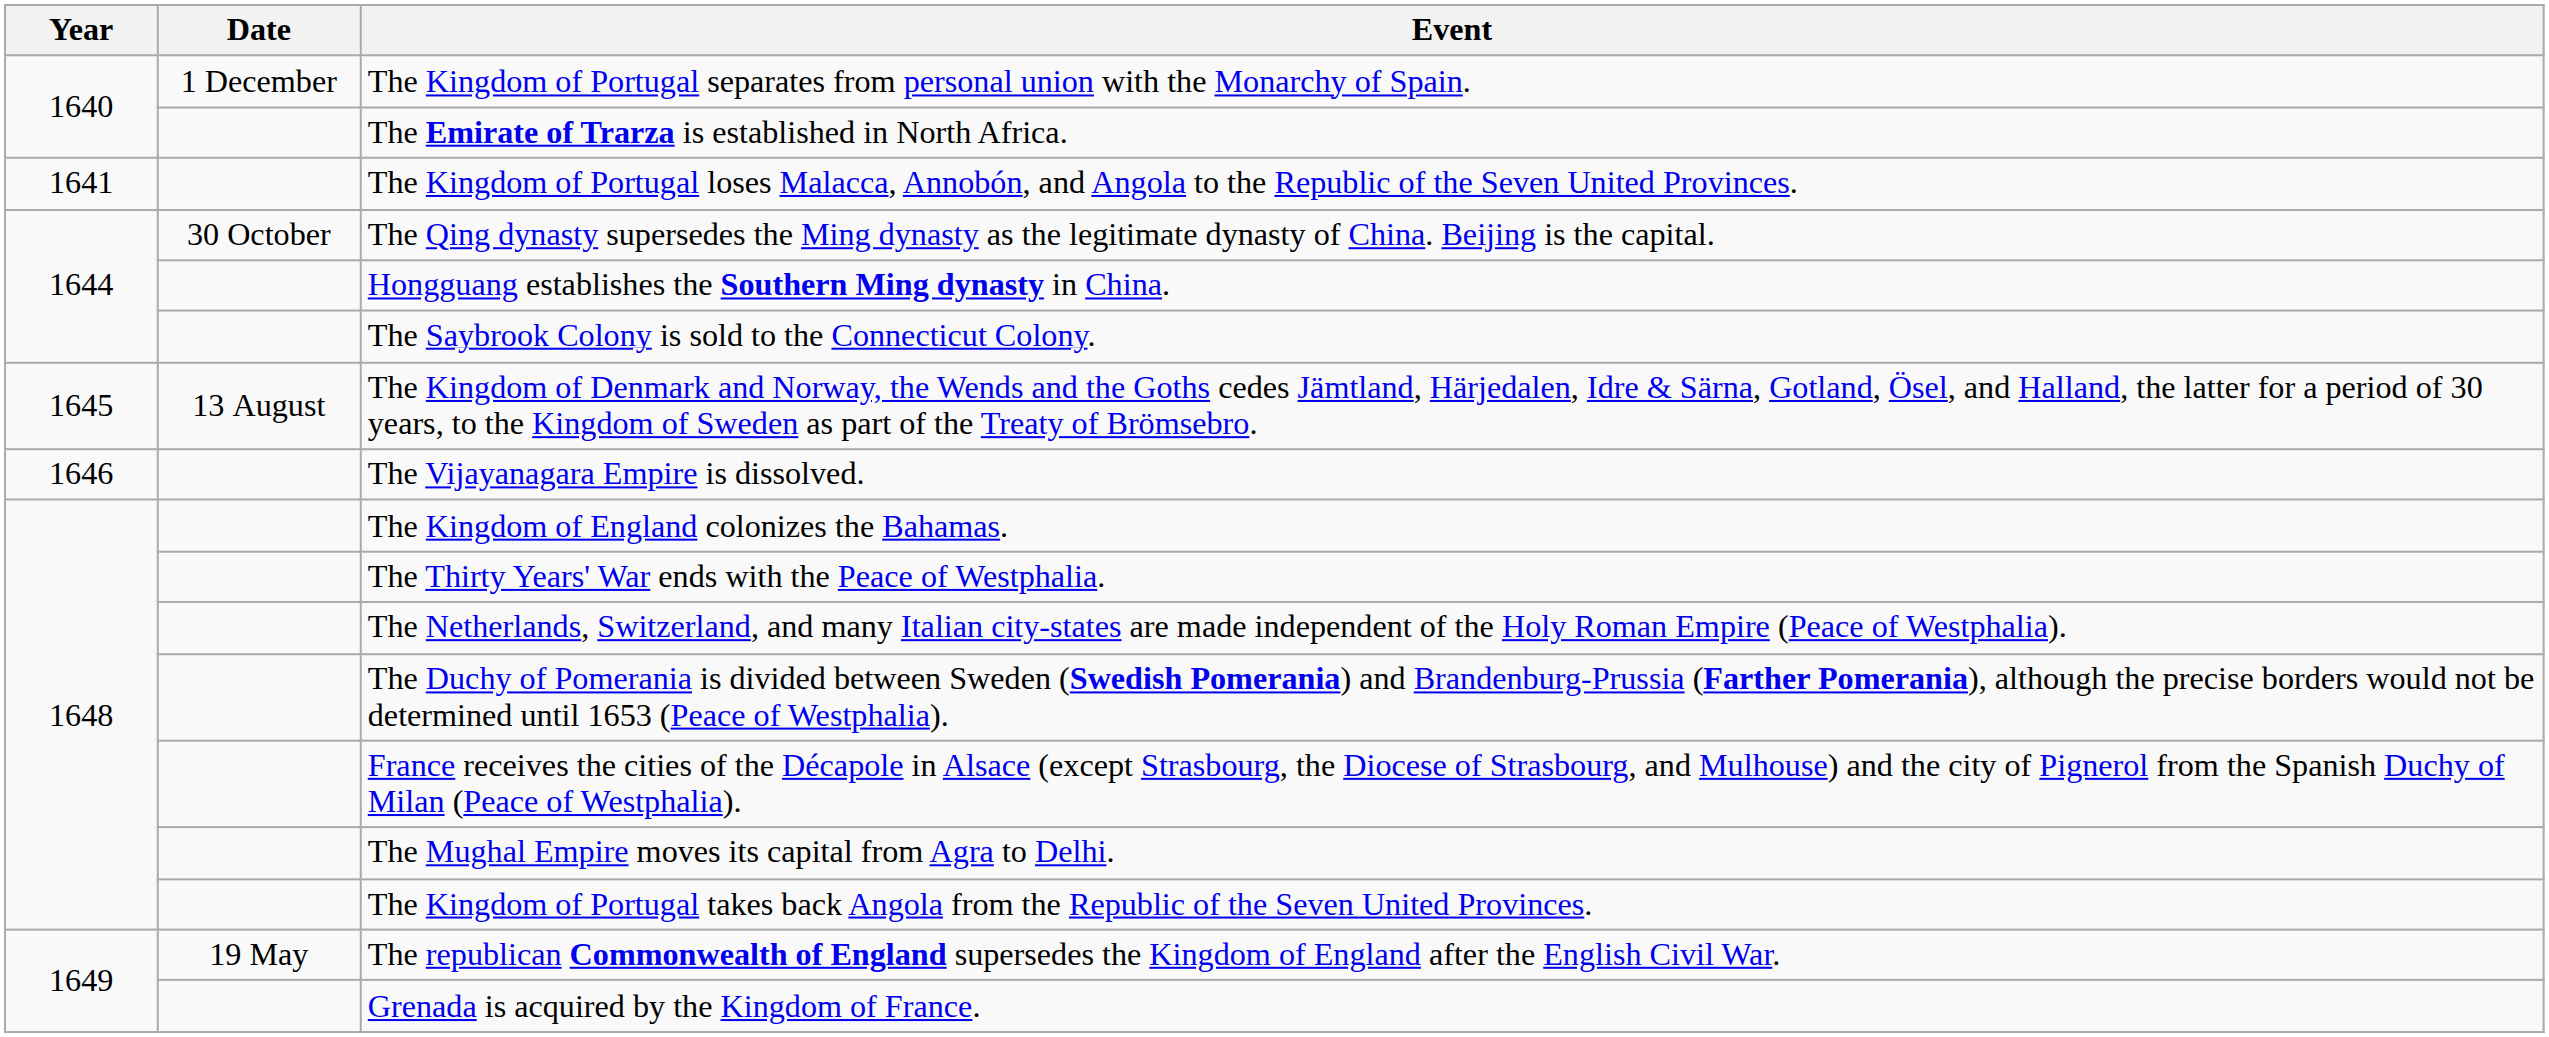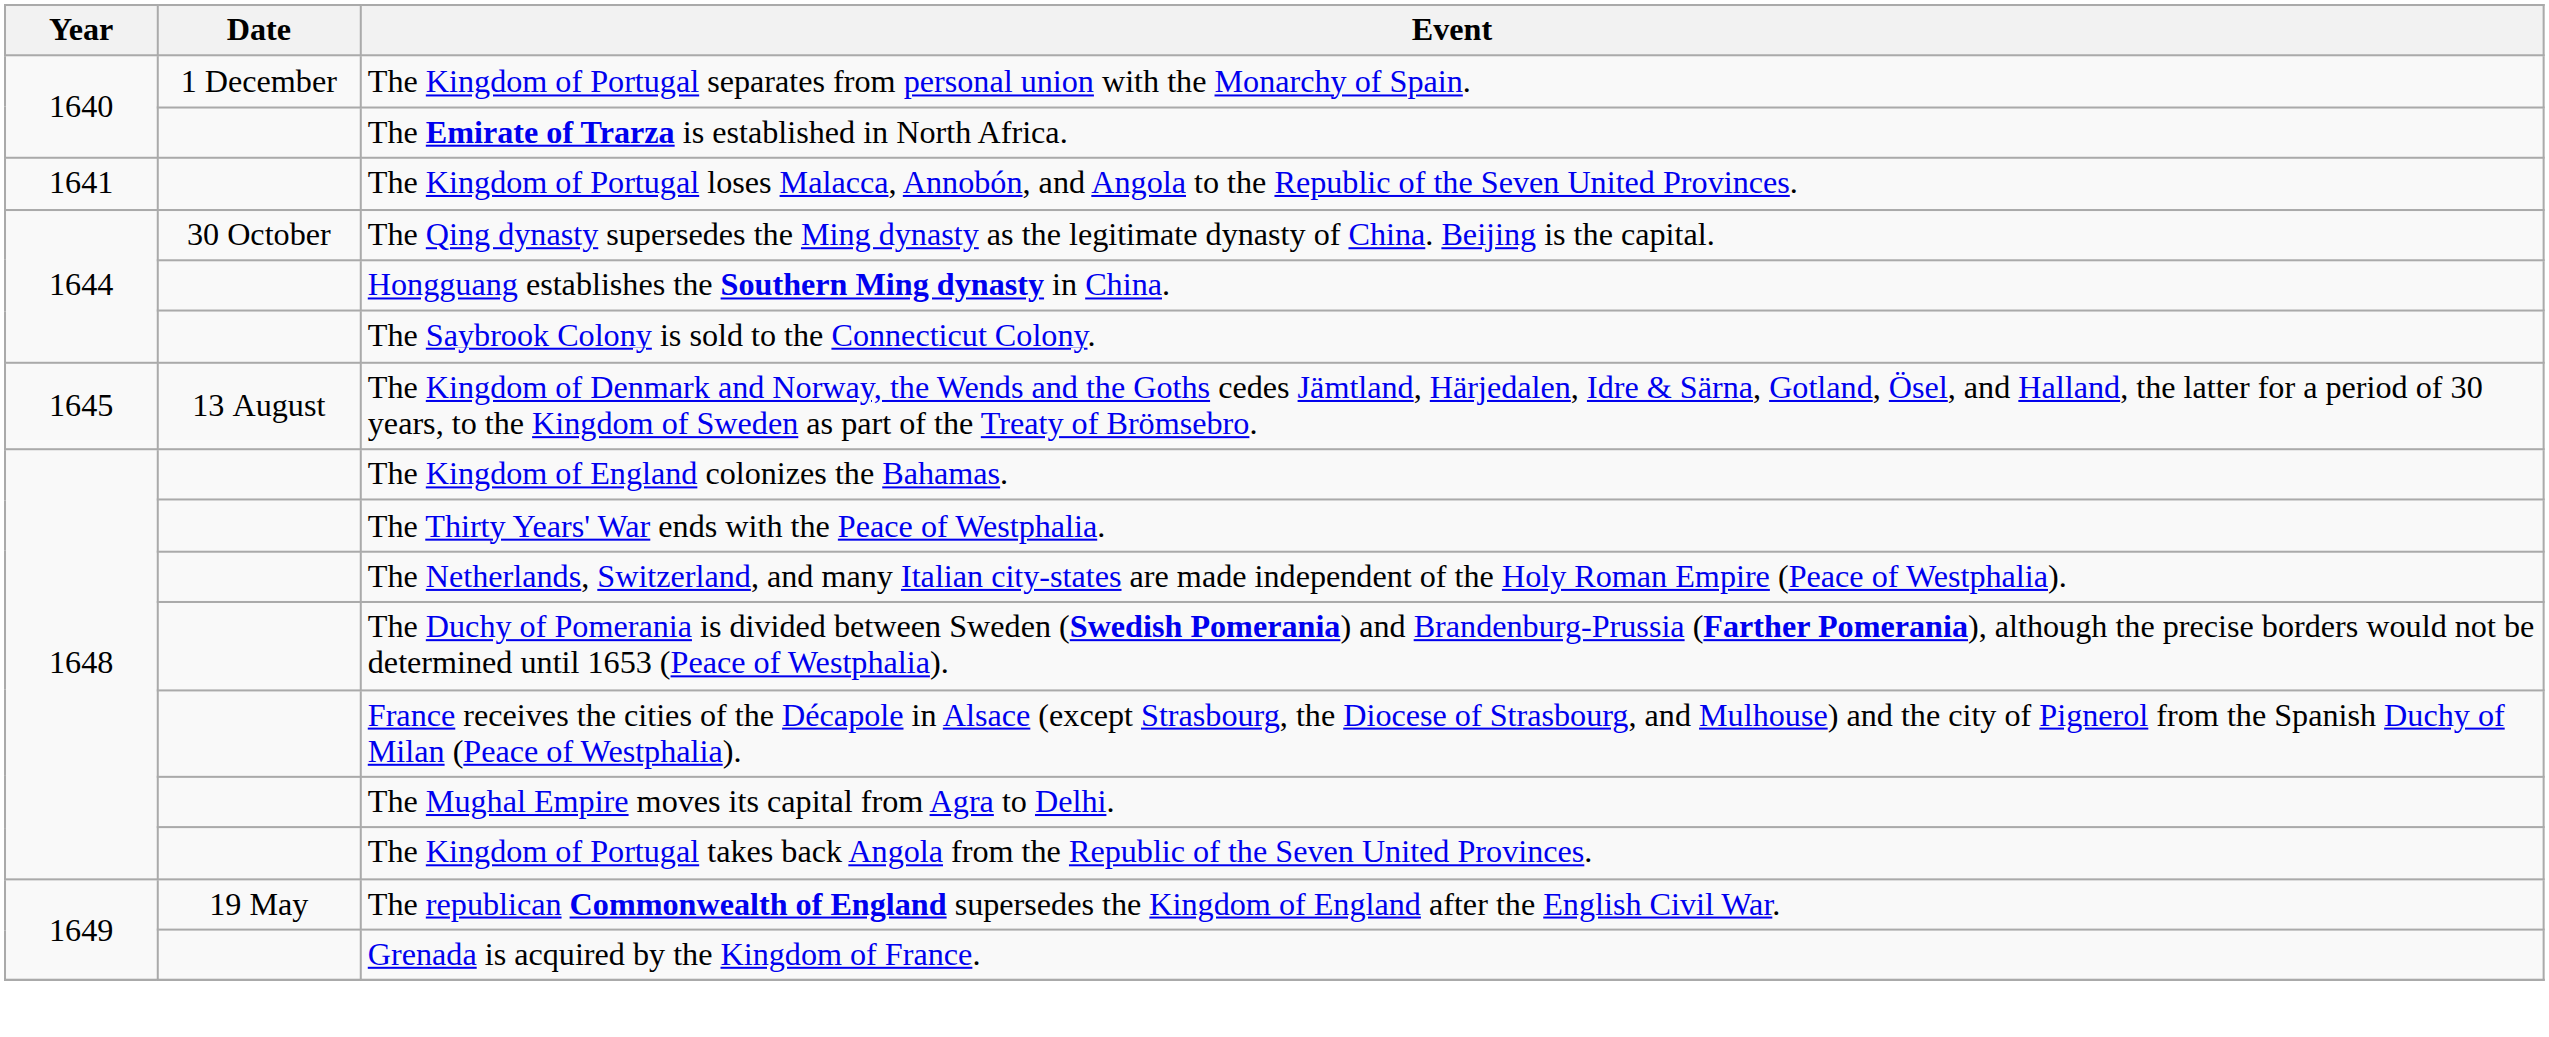- row: (616, 474)
